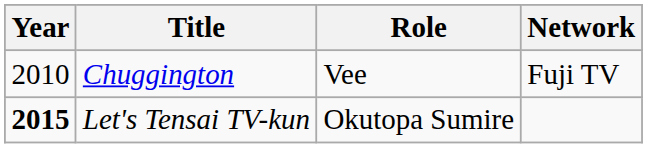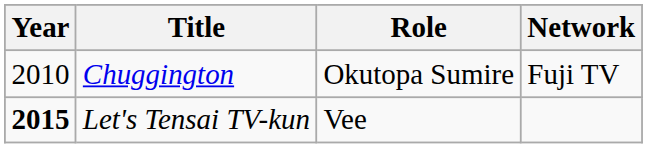(345, 73) Vee -> (419, 73) Okutopa Sumire
(419, 119) Okutopa Sumire -> (345, 119) Vee
